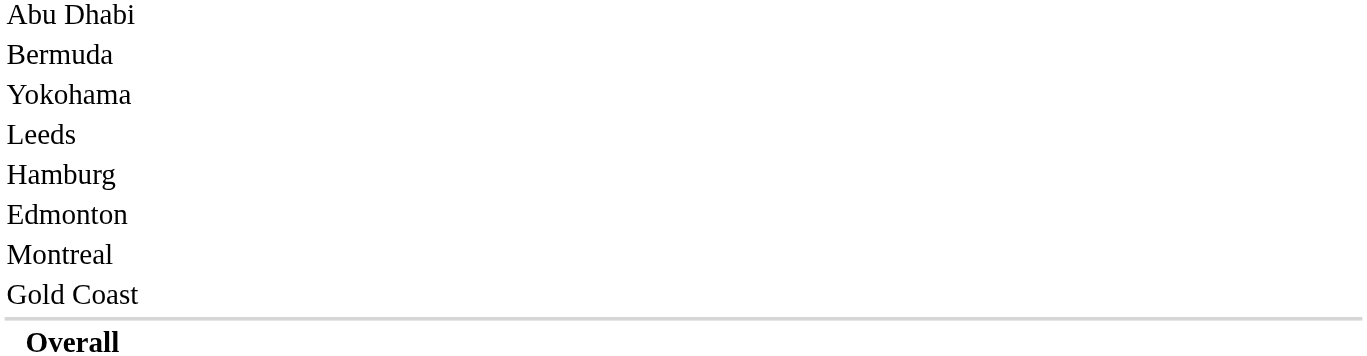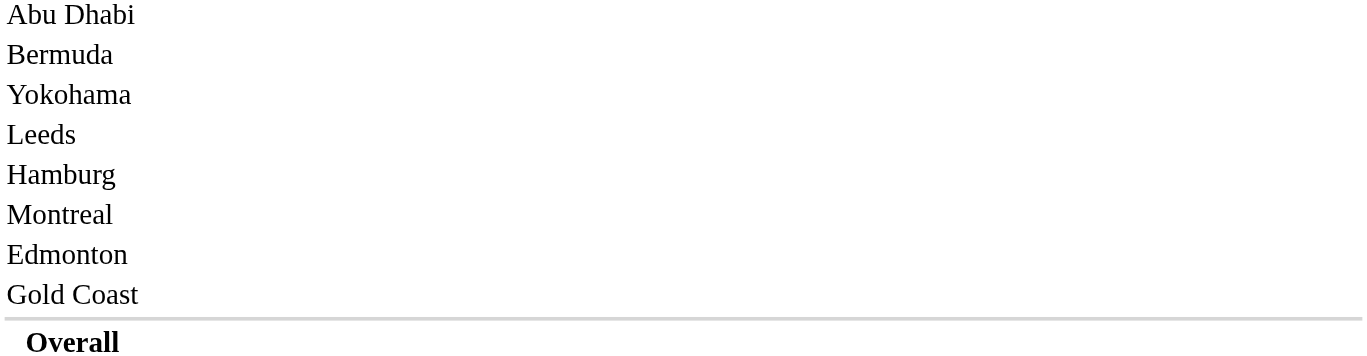rows swapped: (67, 214) <-> (60, 254)
